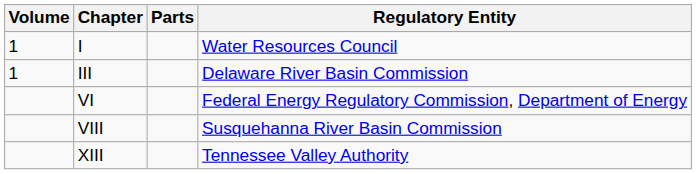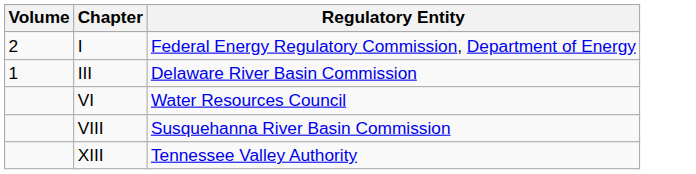- column: (172, 18)
(13, 45) 1 -> (13, 45) 2
(300, 45) Water Resources Council -> (393, 45) Federal Energy Regulatory Commission, Department of Energy
(445, 100) Federal Energy Regulatory Commission, Department of Energy -> (249, 100) Water Resources Council
